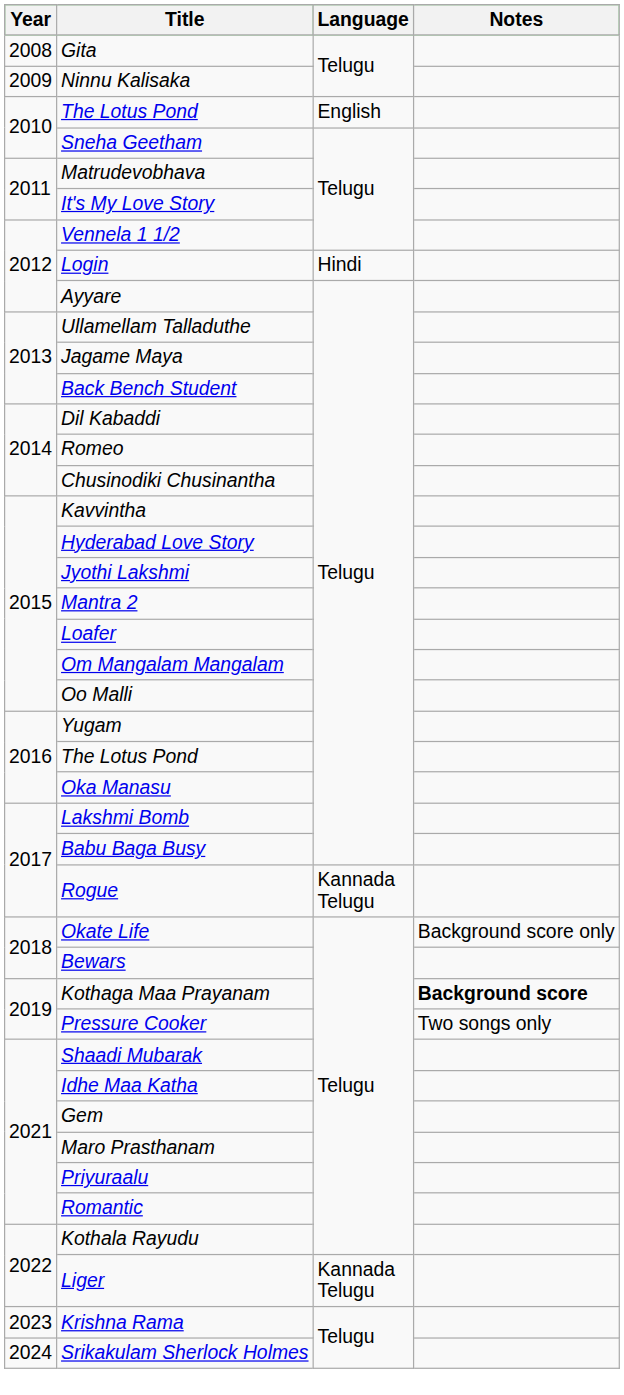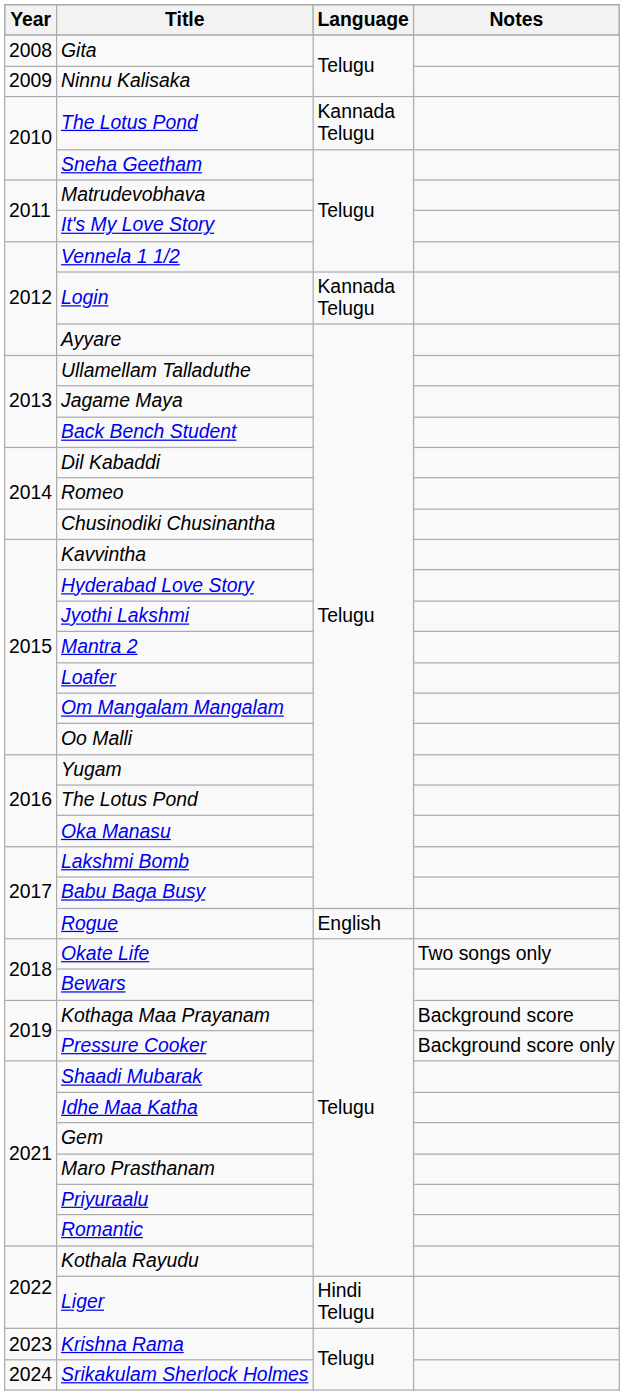(349, 111) English -> (356, 122) Kannada Telugu
(340, 265) Hindi -> (356, 298) Kannada Telugu
(356, 890) Kannada Telugu -> (349, 923) English
(516, 932) Background score only -> (485, 953) Two songs only
(503, 993) bold -> (496, 1015) normal
(485, 1024) Two songs only -> (516, 1045) Background score only
(356, 1280) Kannada Telugu -> (346, 1302) Hindi Telugu
